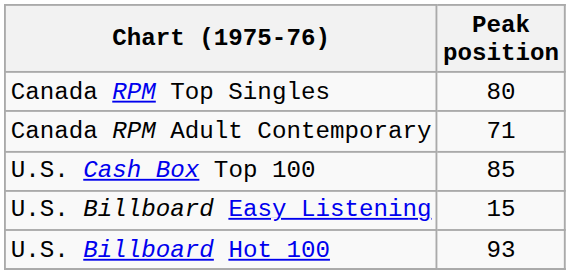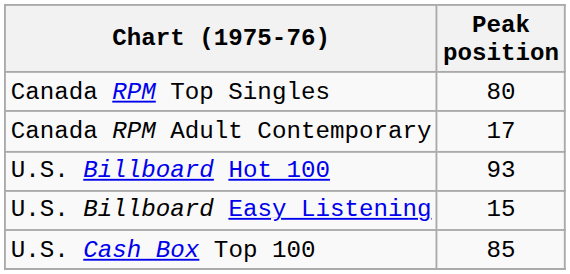(501, 131) 71 -> (501, 131) 17
rows swapped: (170, 250) <-> (163, 171)
